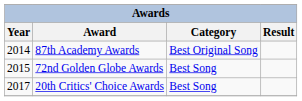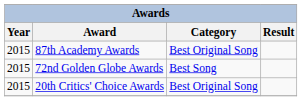(19, 50) 2014 -> (19, 50) 2015
(19, 86) 2017 -> (19, 86) 2015
(193, 86) Best Song -> (214, 86) Best Original Song
